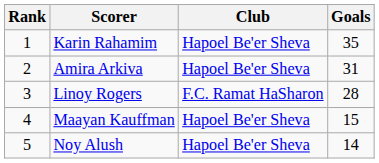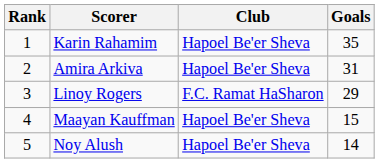(351, 94) 28 -> (351, 94) 29
